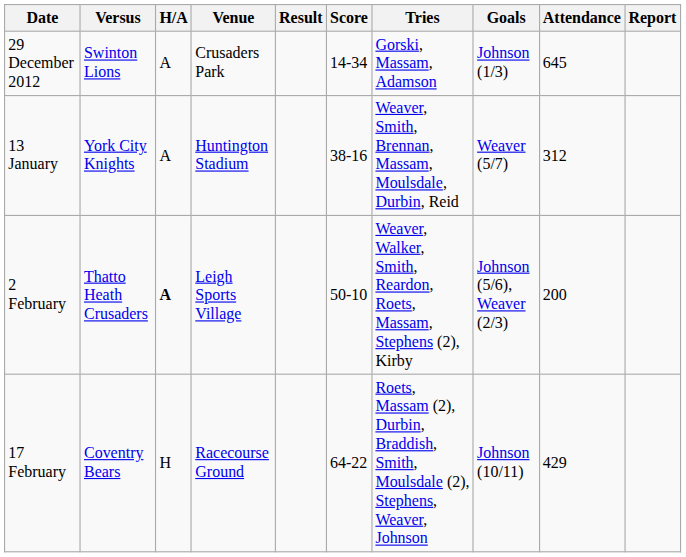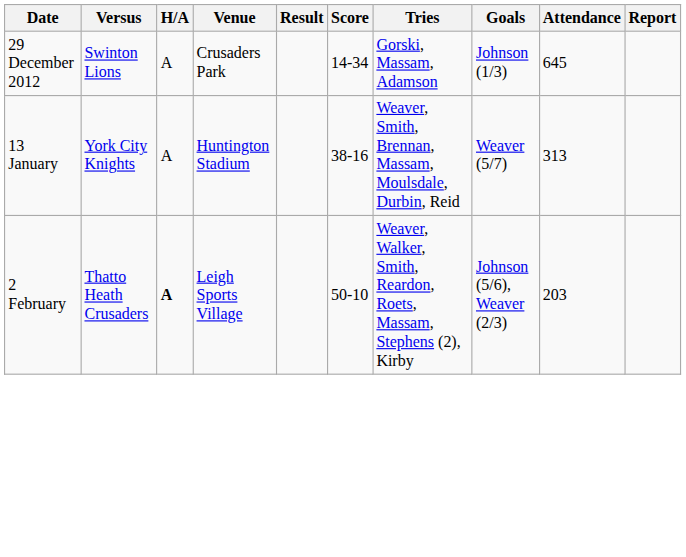(555, 155) 312 -> (555, 155) 313
(555, 295) 200 -> (555, 295) 203
- row: (37, 463)
